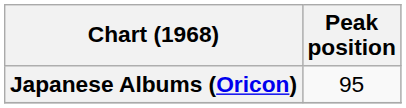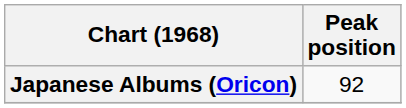(352, 84) 95 -> (352, 84) 92
